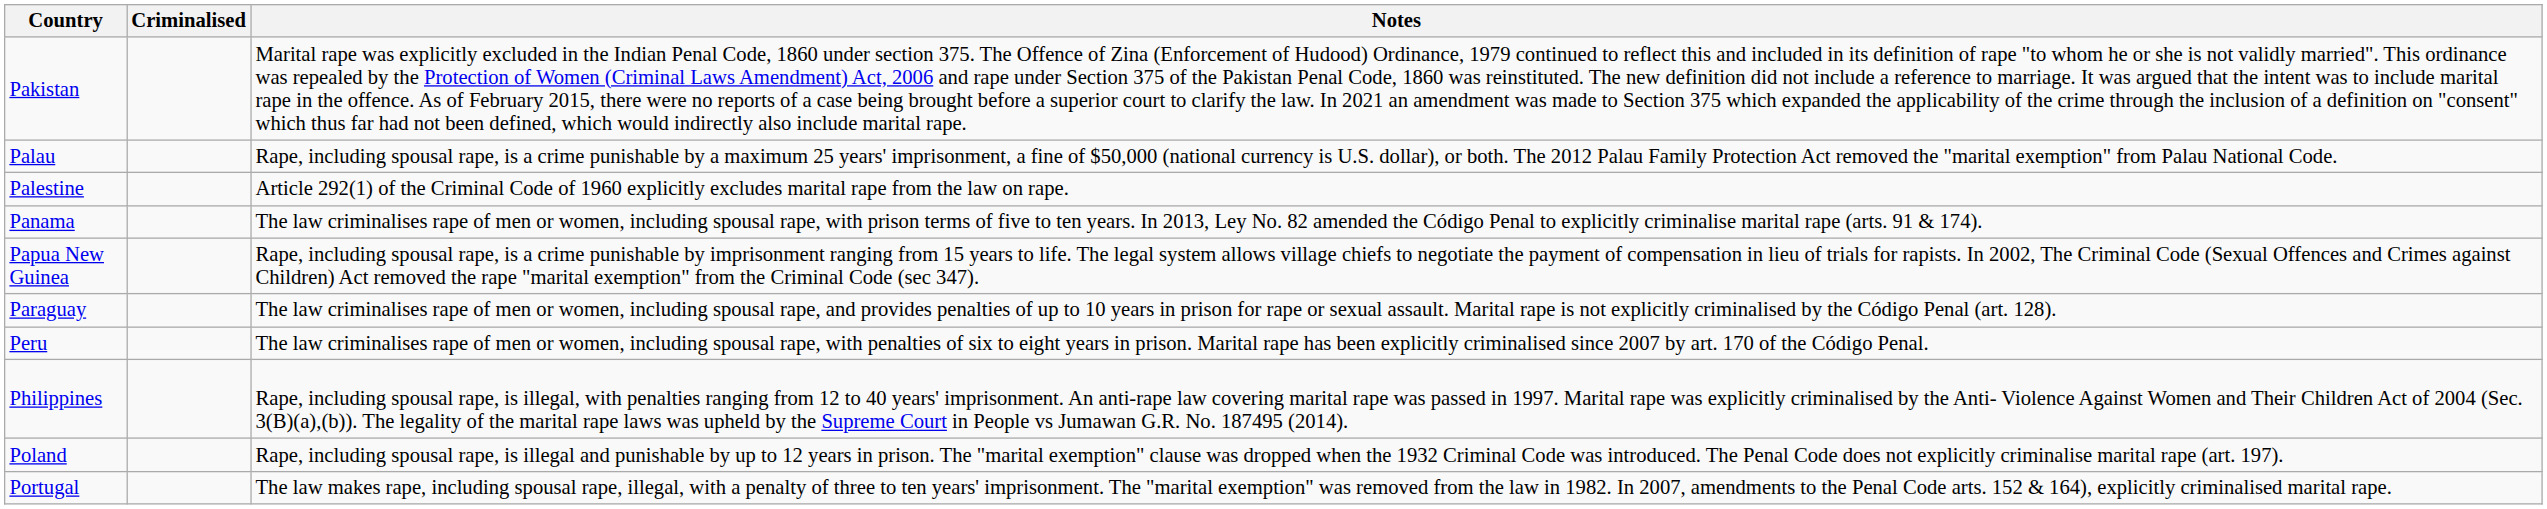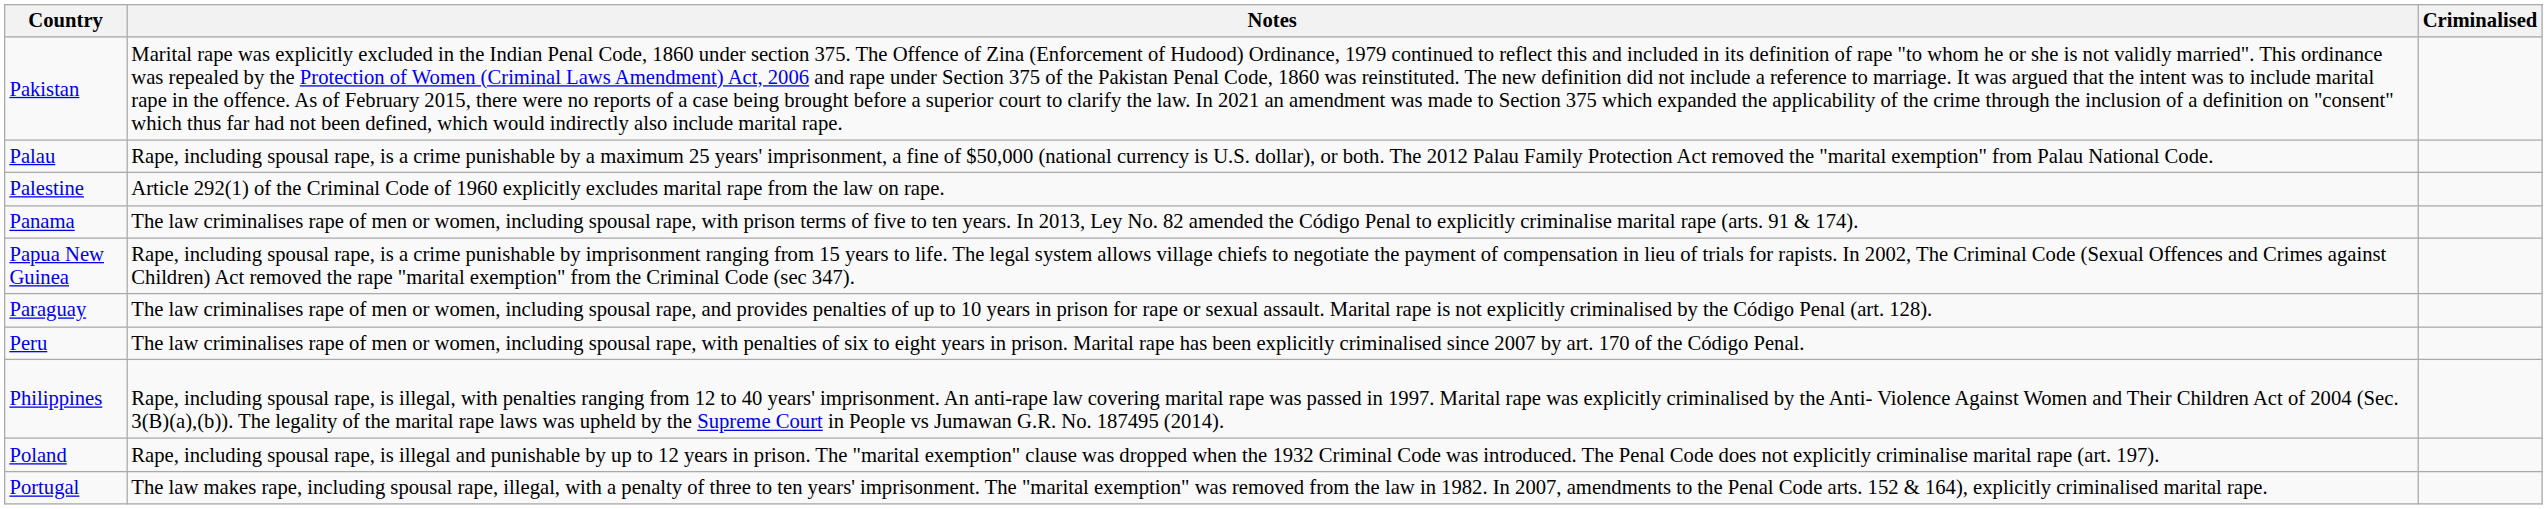columns swapped: (189, 20) <-> (1396, 20)
